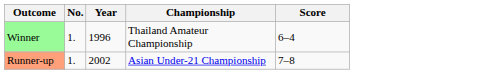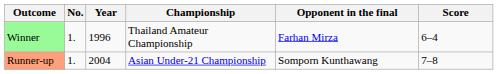+ column: (347, 13)
(100, 60) 2002 -> (100, 60) 2004
